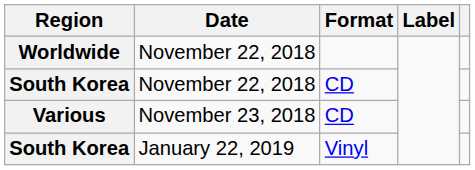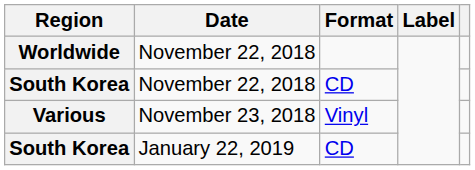(339, 116) CD -> (346, 116) Vinyl
(346, 148) Vinyl -> (339, 148) CD
